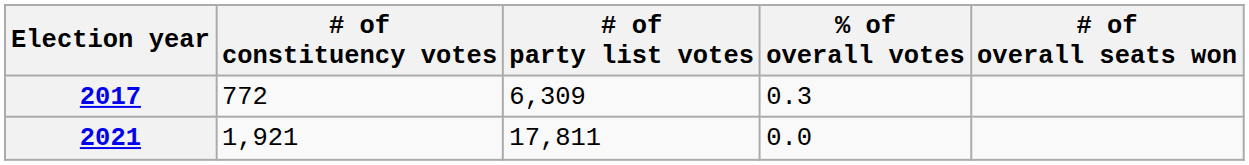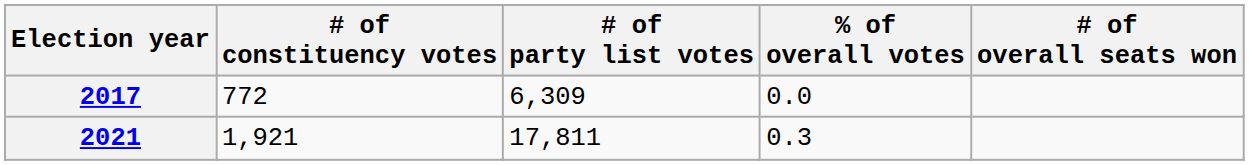(789, 97) 0.3 -> (789, 97) 0.0
(789, 138) 0.0 -> (789, 138) 0.3
